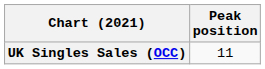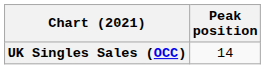(225, 53) 11 -> (225, 53) 14
